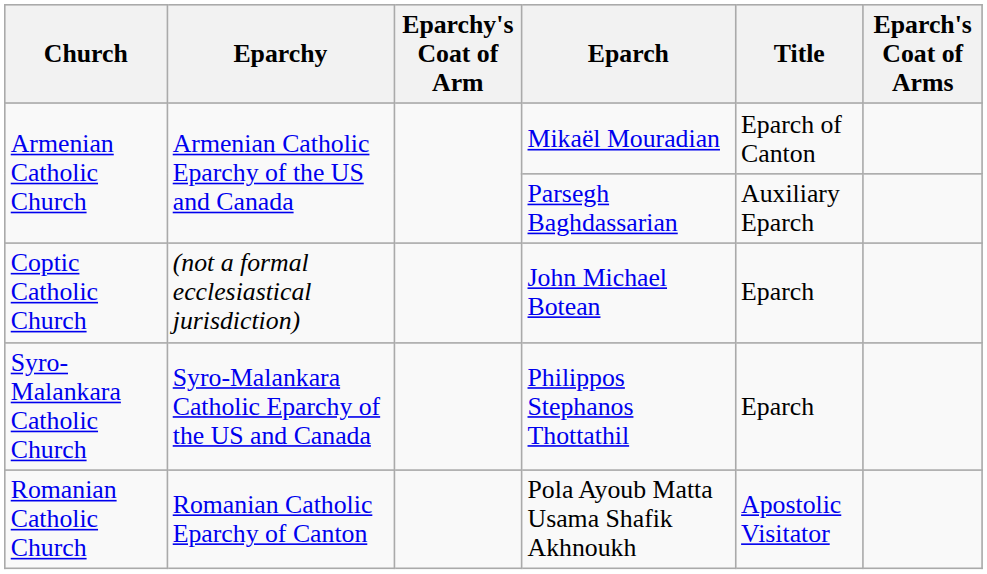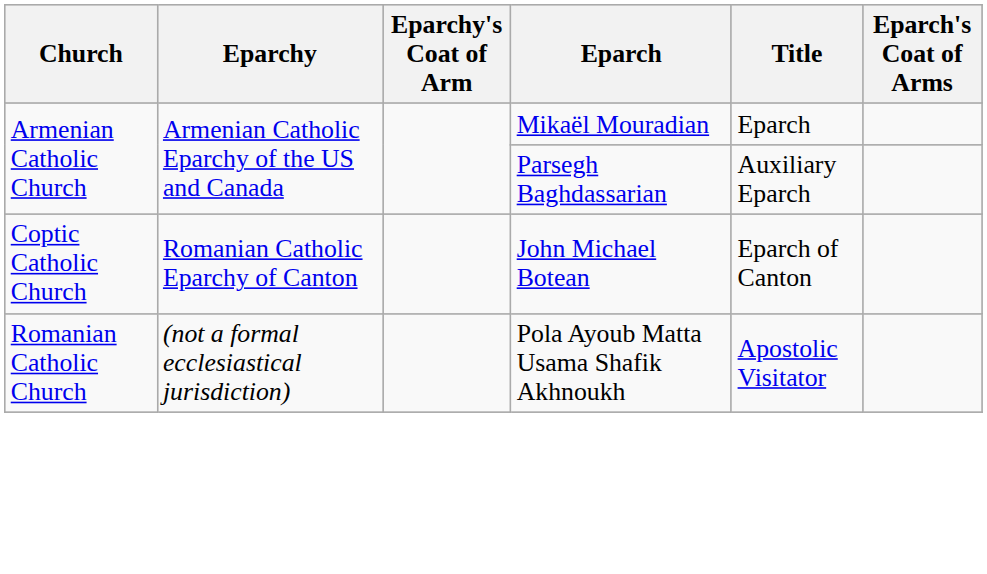(792, 138) Eparch of Canton -> (774, 123) Eparch
(242, 292) (not a formal ecclesiastical jurisdiction) -> (263, 263) Romanian Catholic Eparchy of Canton
(778, 292) Eparch -> (788, 263) Eparch of Canton
- row: (580, 405)
(273, 518) Romanian Catholic Eparchy of Canton -> (232, 362) (not a formal ecclesiastical jurisdiction)
